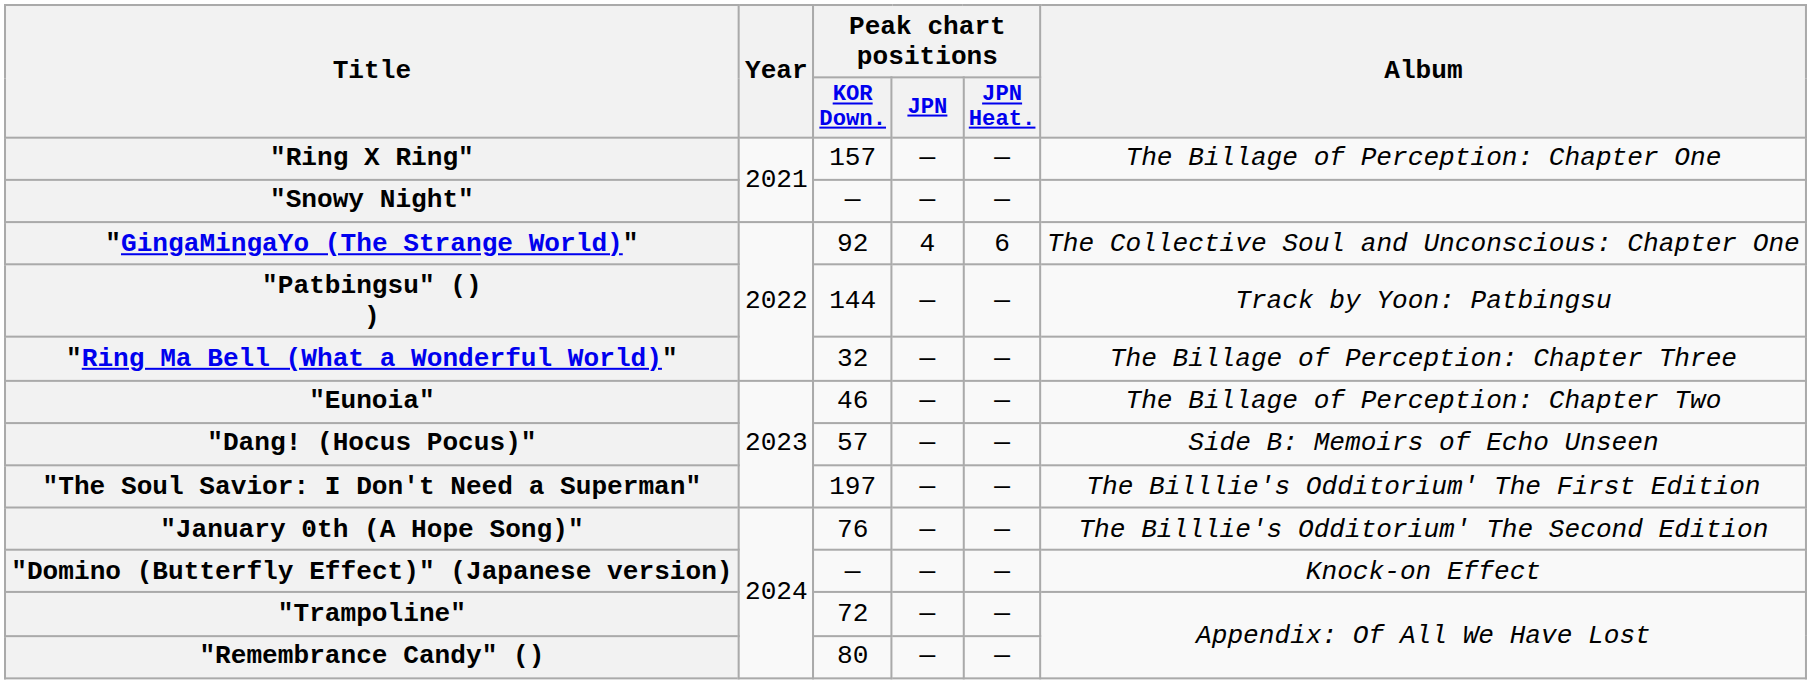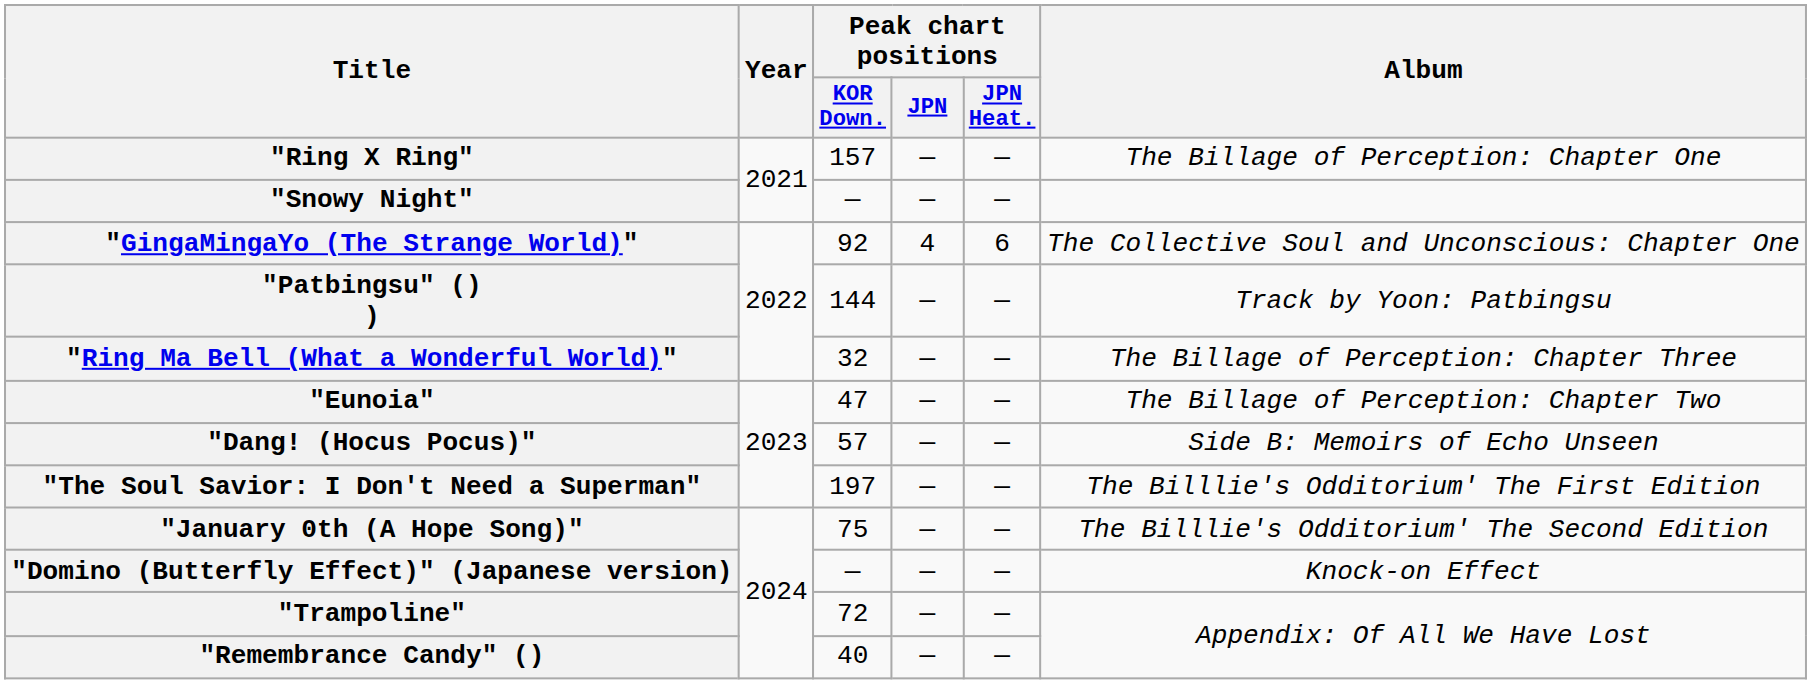(853, 401) 46 -> (853, 401) 47
(853, 529) 76 -> (853, 529) 75
(853, 657) 80 -> (853, 657) 40
